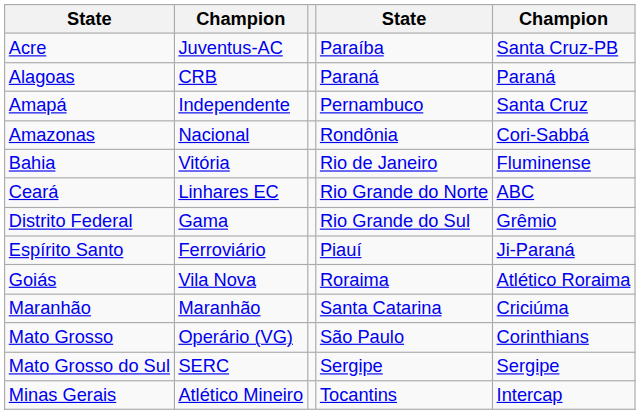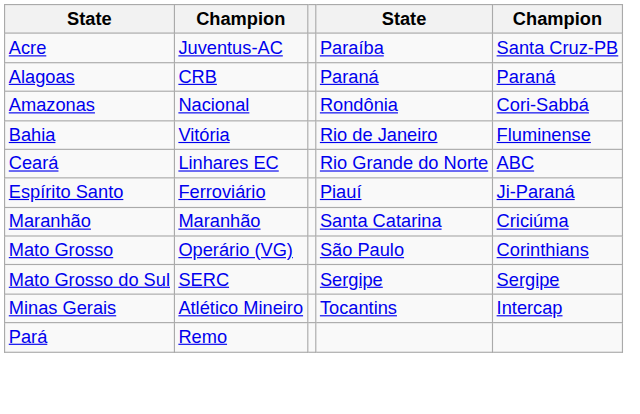- row: (38, 105)
- row: (71, 221)
- row: (33, 279)
+ row: (28, 337)
